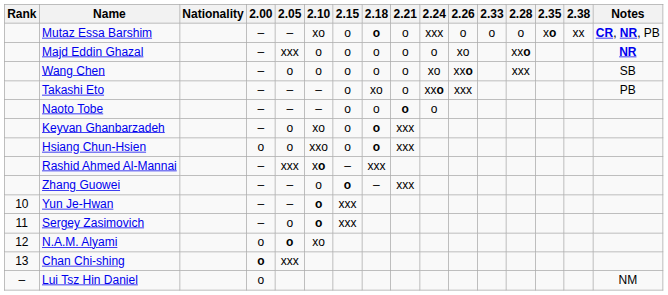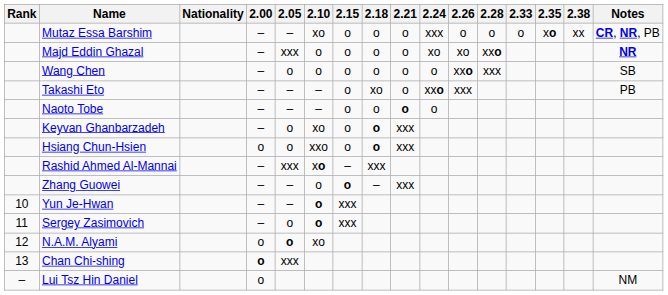columns swapped: (521, 14) <-> (492, 14)
(376, 33) bold -> (376, 33) normal
(434, 52) o -> (434, 52) xo
(434, 71) xo -> (434, 71) o
